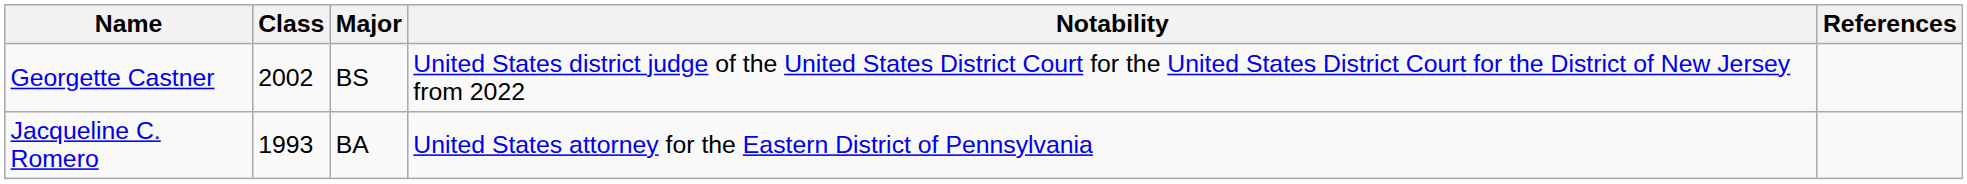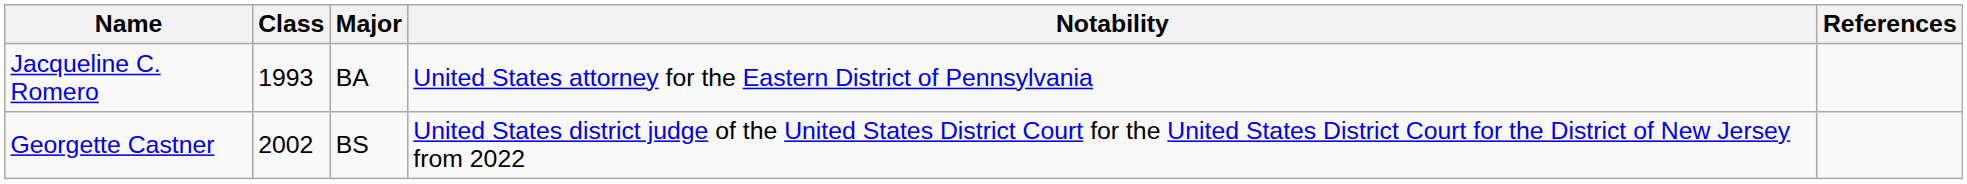rows swapped: (112, 77) <-> (86, 144)
